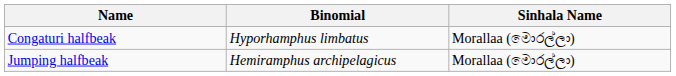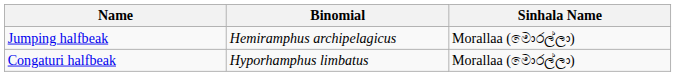rows swapped: (58, 60) <-> (62, 37)
